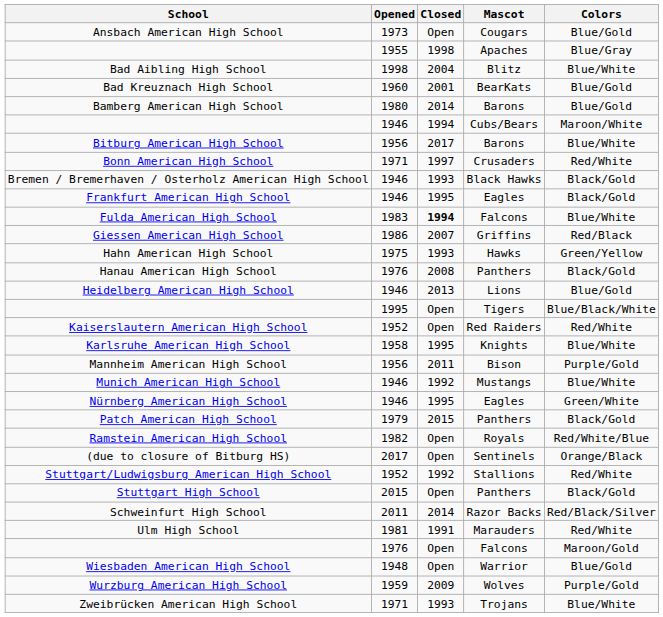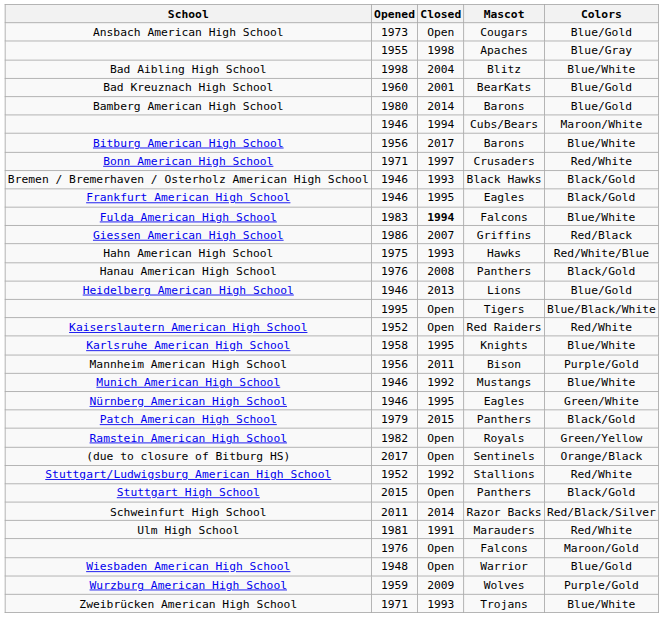(601, 253) Green/Yellow -> (601, 253) Red/White/Blue
(601, 438) Red/White/Blue -> (601, 438) Green/Yellow
